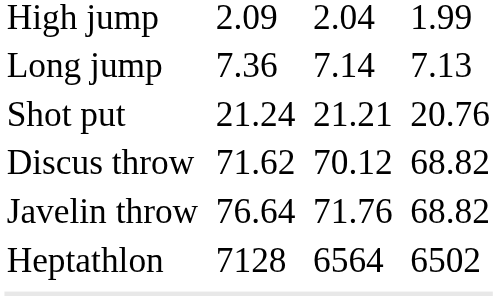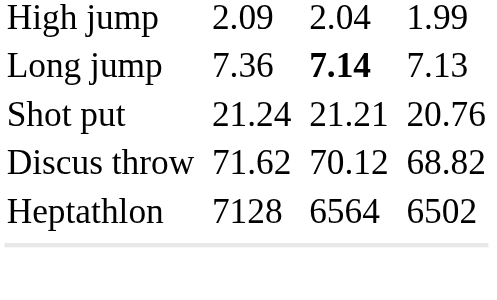(344, 65) normal -> (340, 65) bold
- row: (102, 211)
